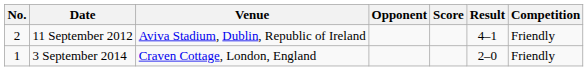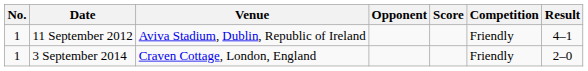columns swapped: (487, 14) <-> (546, 14)
(17, 35) 2 -> (17, 35) 1
